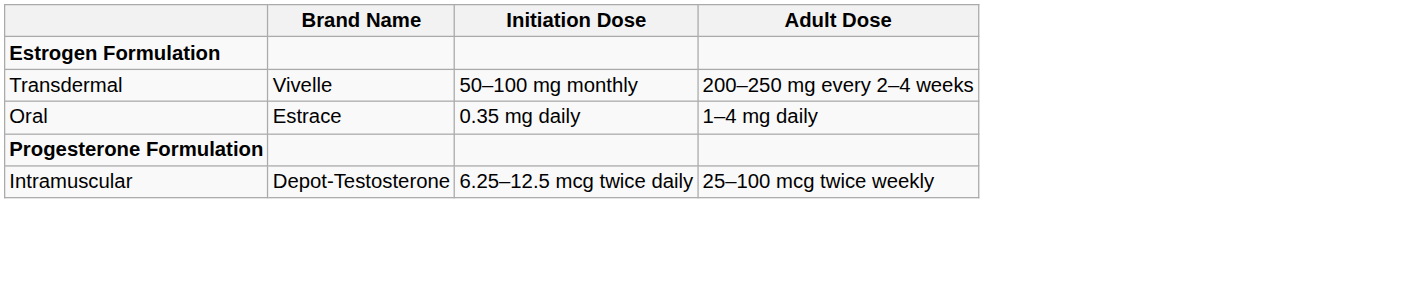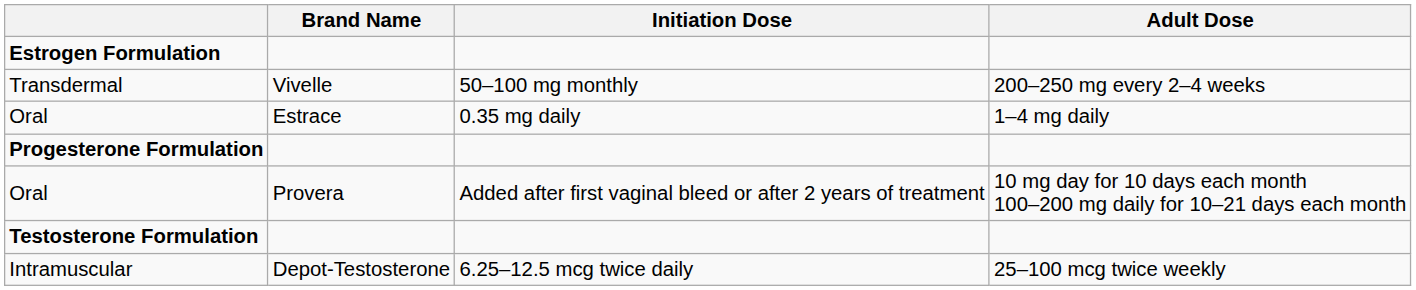+ row: (29, 193)
+ row: (134, 236)
